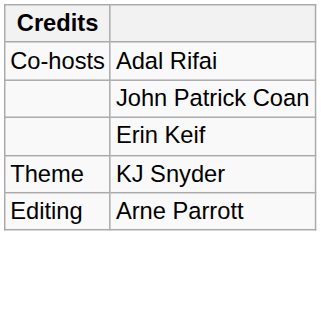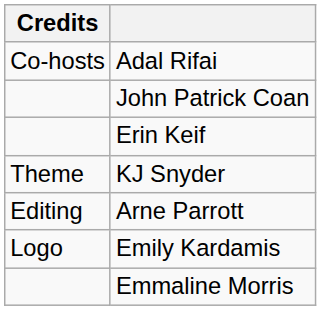+ row: (198, 248)
+ row: (205, 286)
